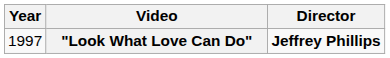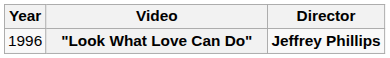(25, 41) 1997 -> (25, 41) 1996
